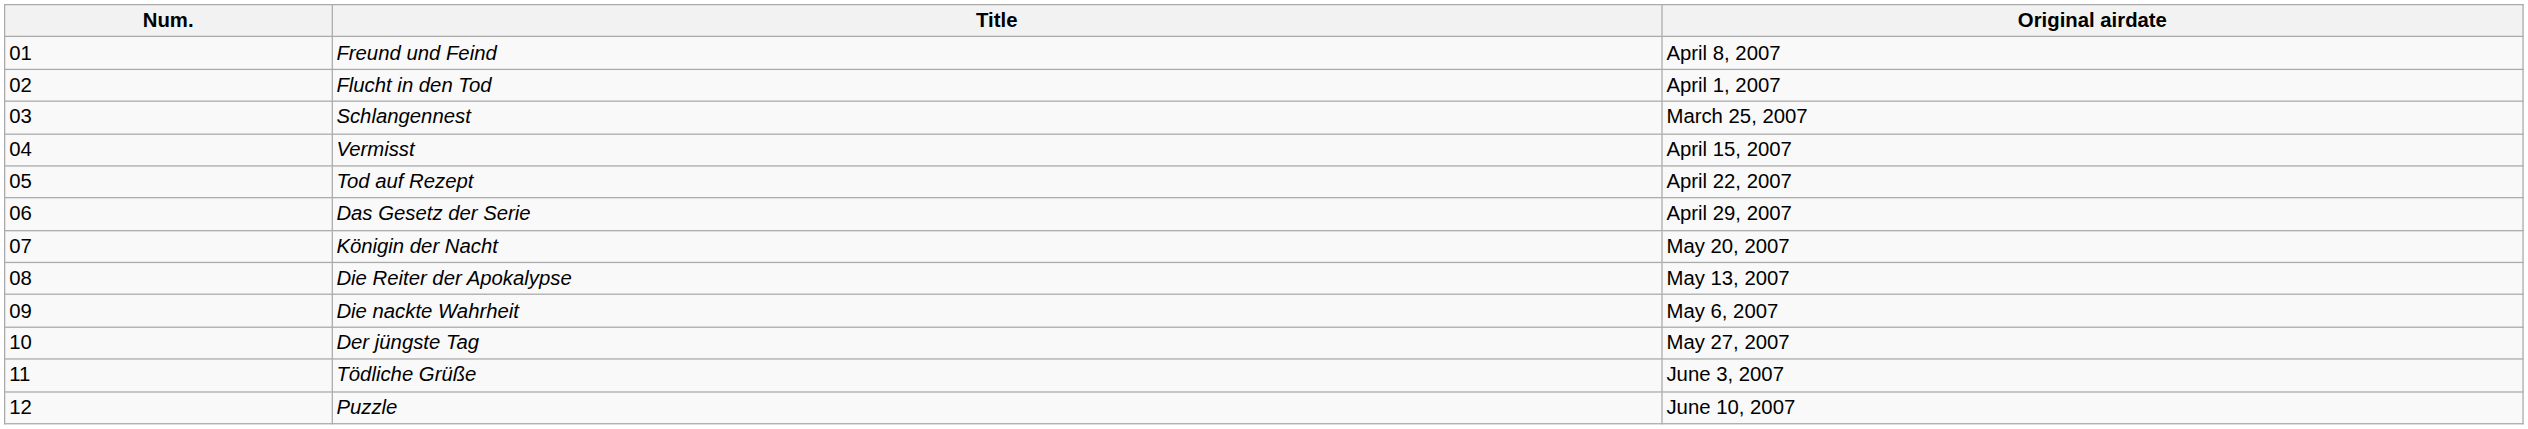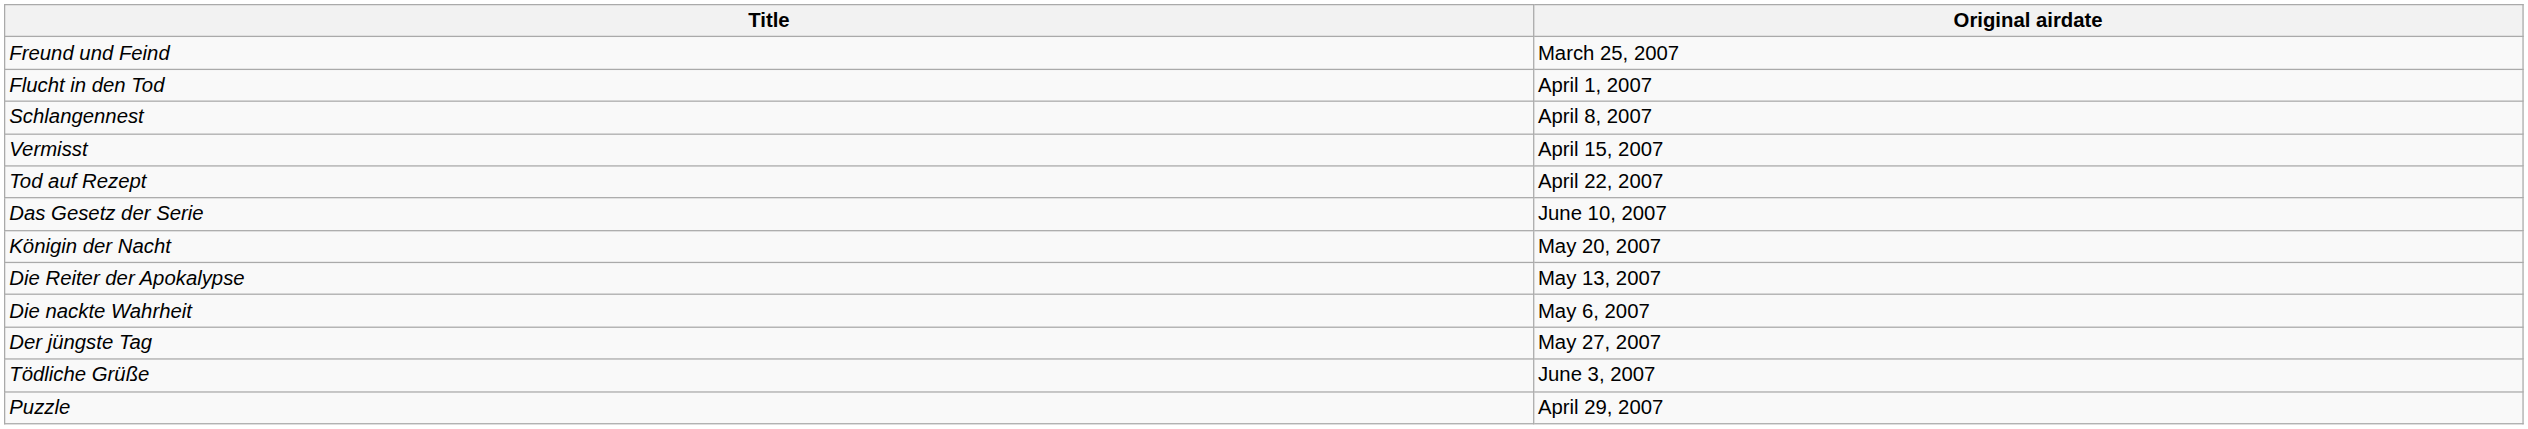- column: (168, 20)
(1724, 52) April 8, 2007 -> (1609, 52) March 25, 2007
(1737, 117) March 25, 2007 -> (1595, 117) April 8, 2007
(1729, 213) April 29, 2007 -> (1602, 213) June 10, 2007
(1731, 407) June 10, 2007 -> (1601, 407) April 29, 2007
